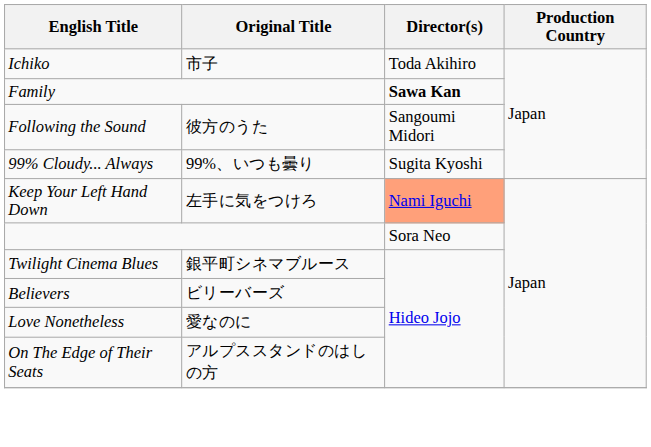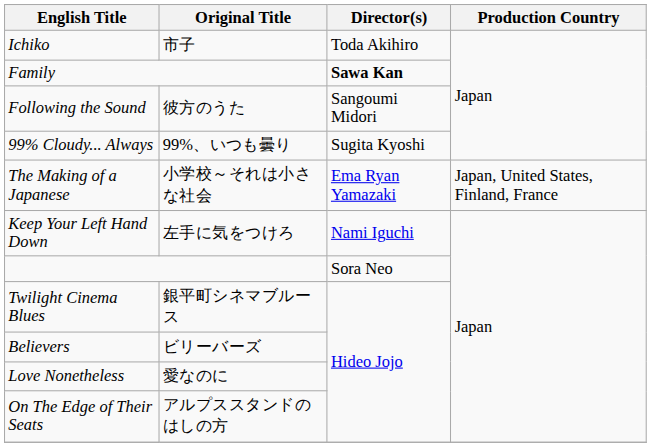+ row: (63, 185)
(430, 200) lightsalmon background -> (372, 233) no background
